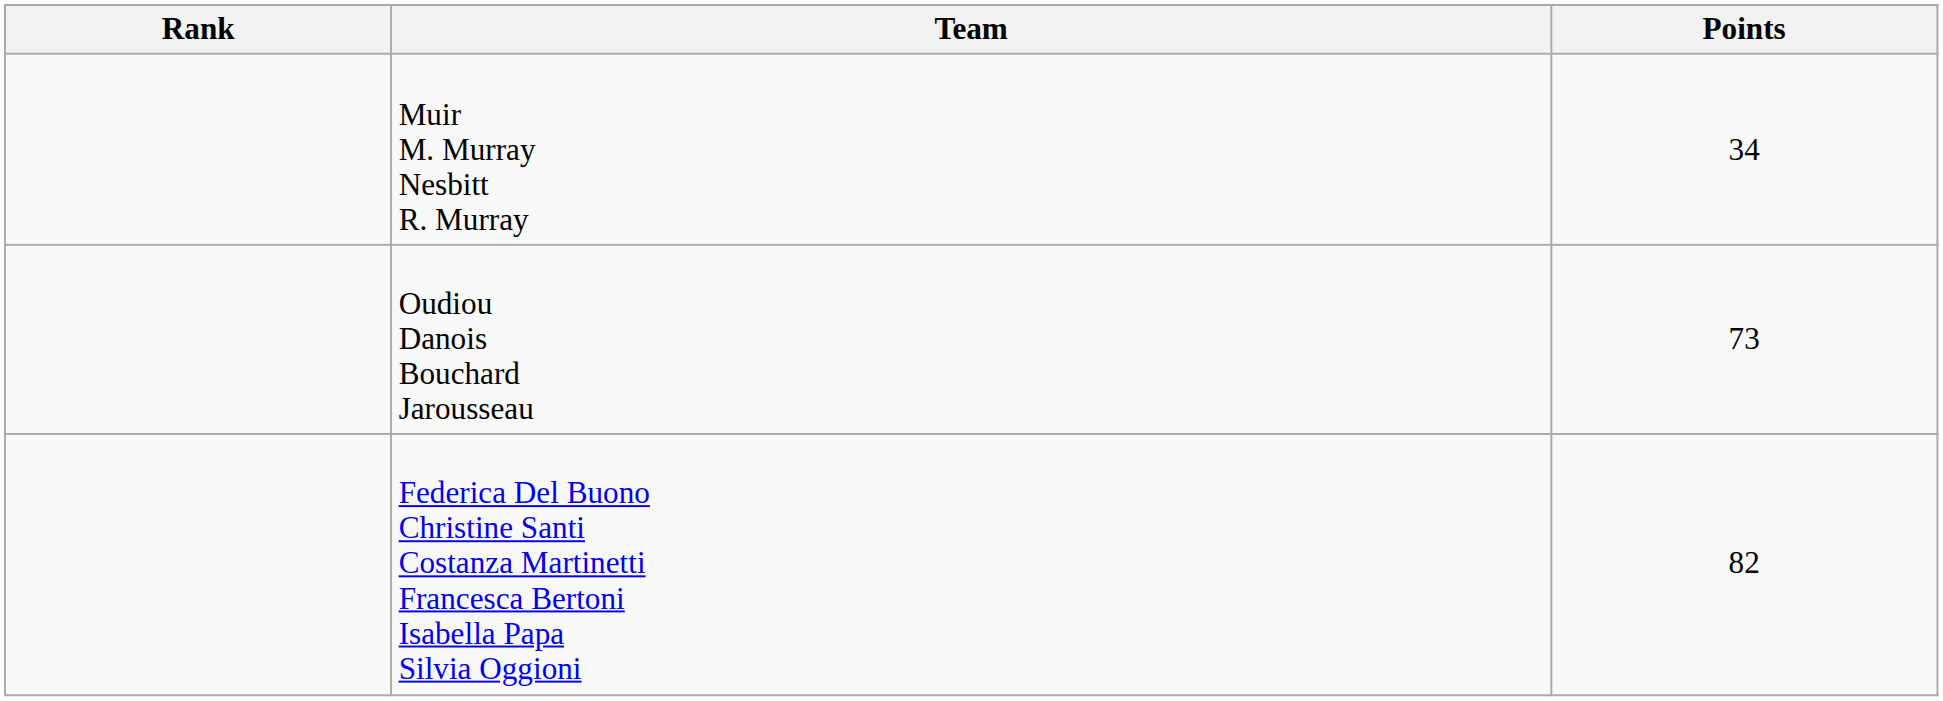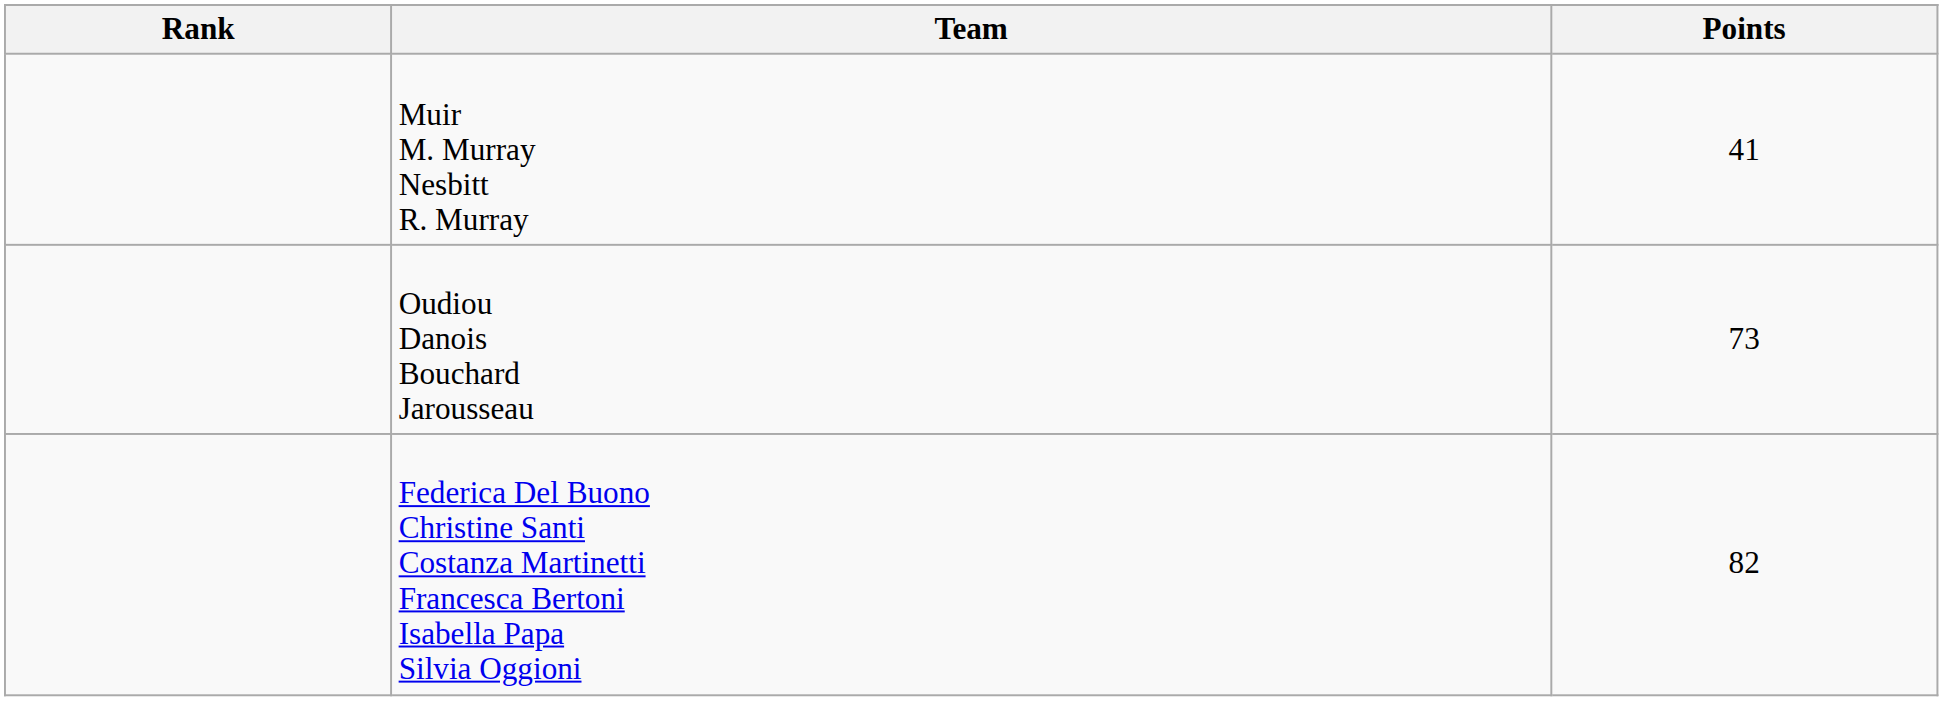(1744, 148) 34 -> (1744, 148) 41
